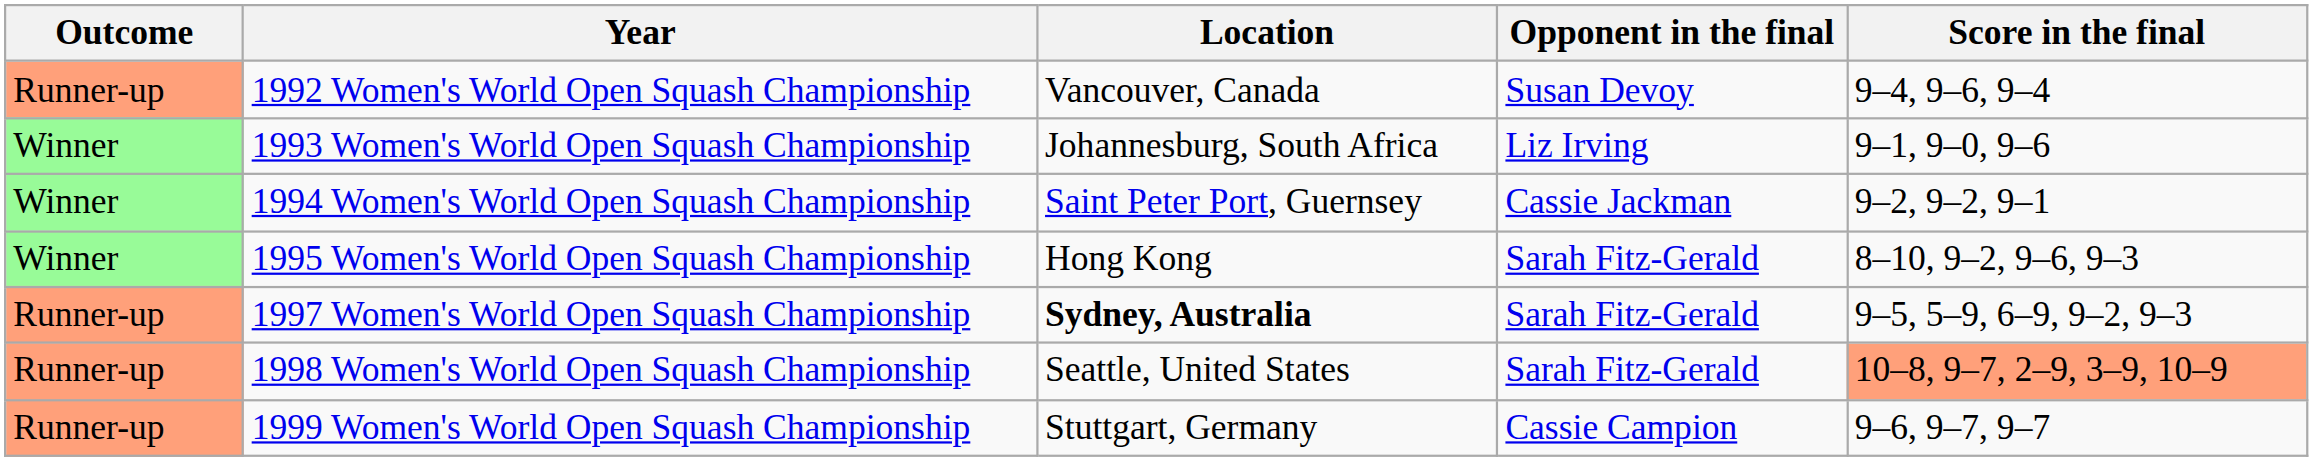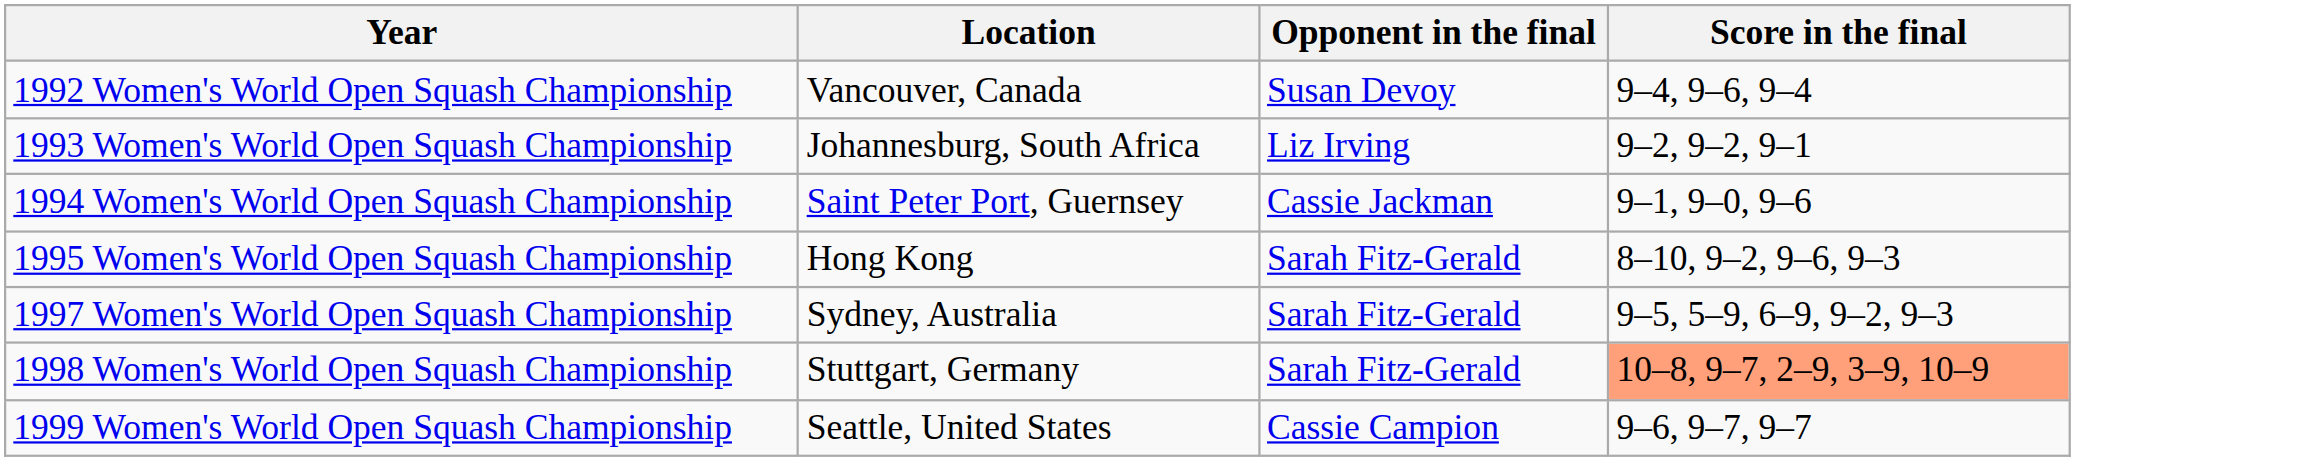- column: (124, 32)
(1952, 145) 9–1, 9–0, 9–6 -> (1714, 145) 9–2, 9–2, 9–1
(1952, 201) 9–2, 9–2, 9–1 -> (1714, 201) 9–1, 9–0, 9–6
(1178, 314) bold -> (932, 314) normal
(1197, 370) Seattle, United States -> (943, 370) Stuttgart, Germany
(1181, 426) Stuttgart, Germany -> (959, 426) Seattle, United States
